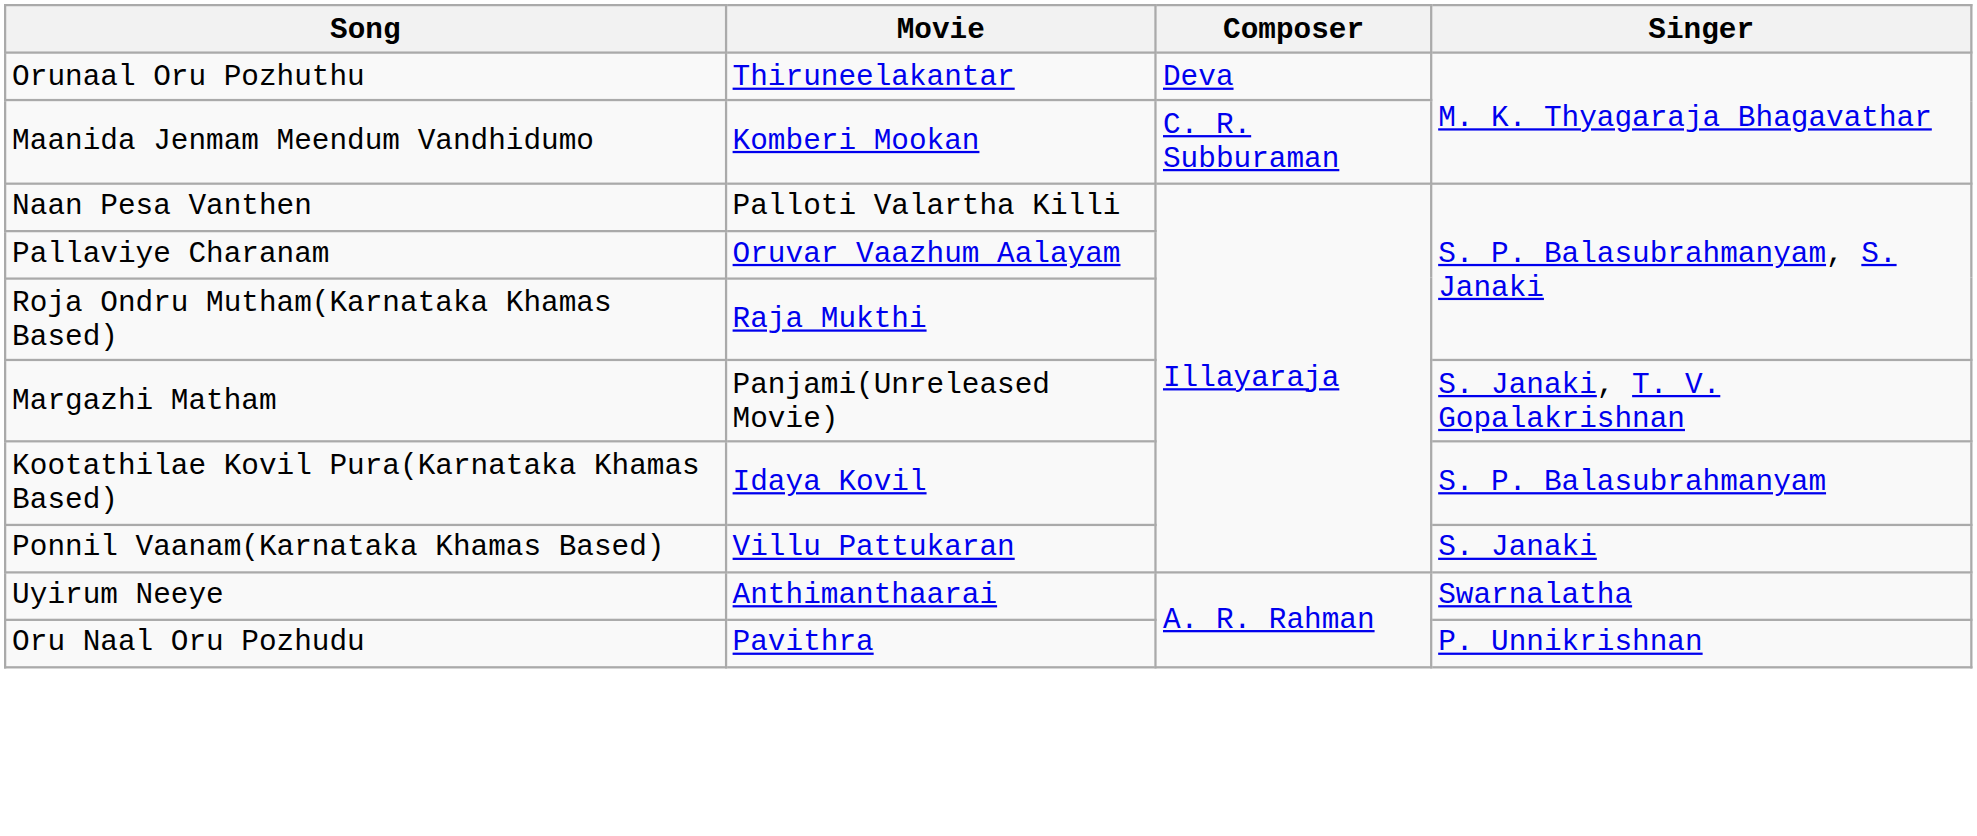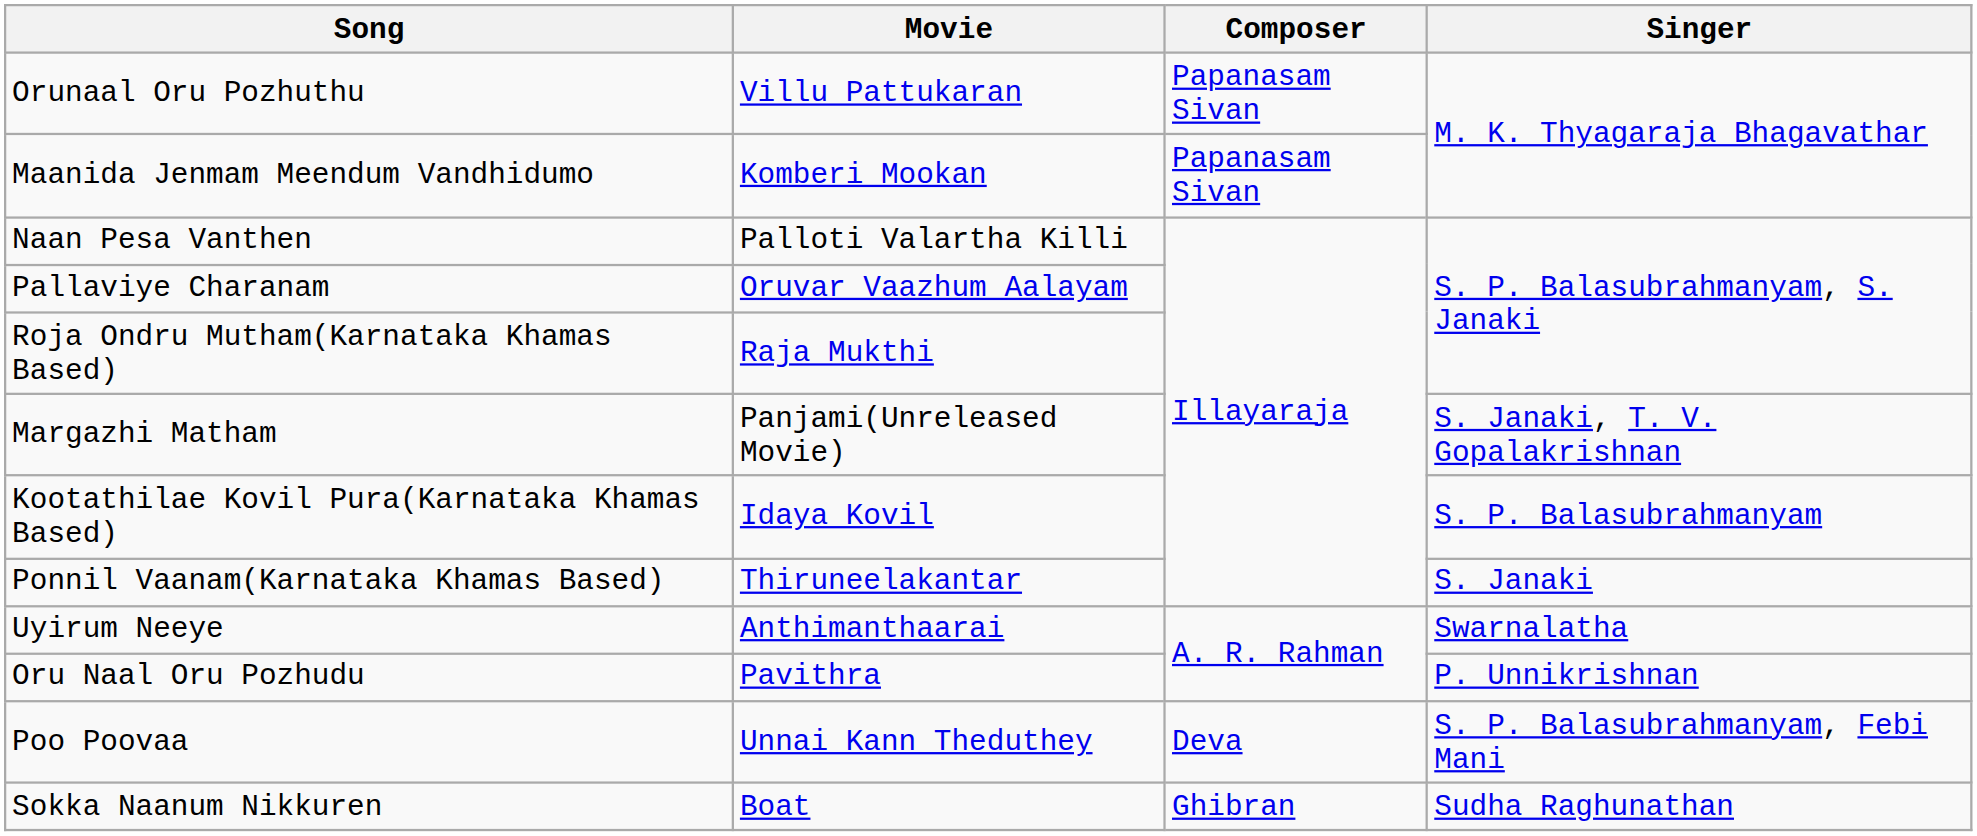(874, 77) Thiruneelakantar -> (881, 94) Villu Pattukaran
(1198, 77) Deva -> (1251, 94) Papanasam Sivan
(1251, 142) C. R. Subburaman -> (1251, 176) Papanasam Sivan
(874, 548) Villu Pattukaran -> (881, 582) Thiruneelakantar
+ row: (100, 742)
+ row: (197, 807)
